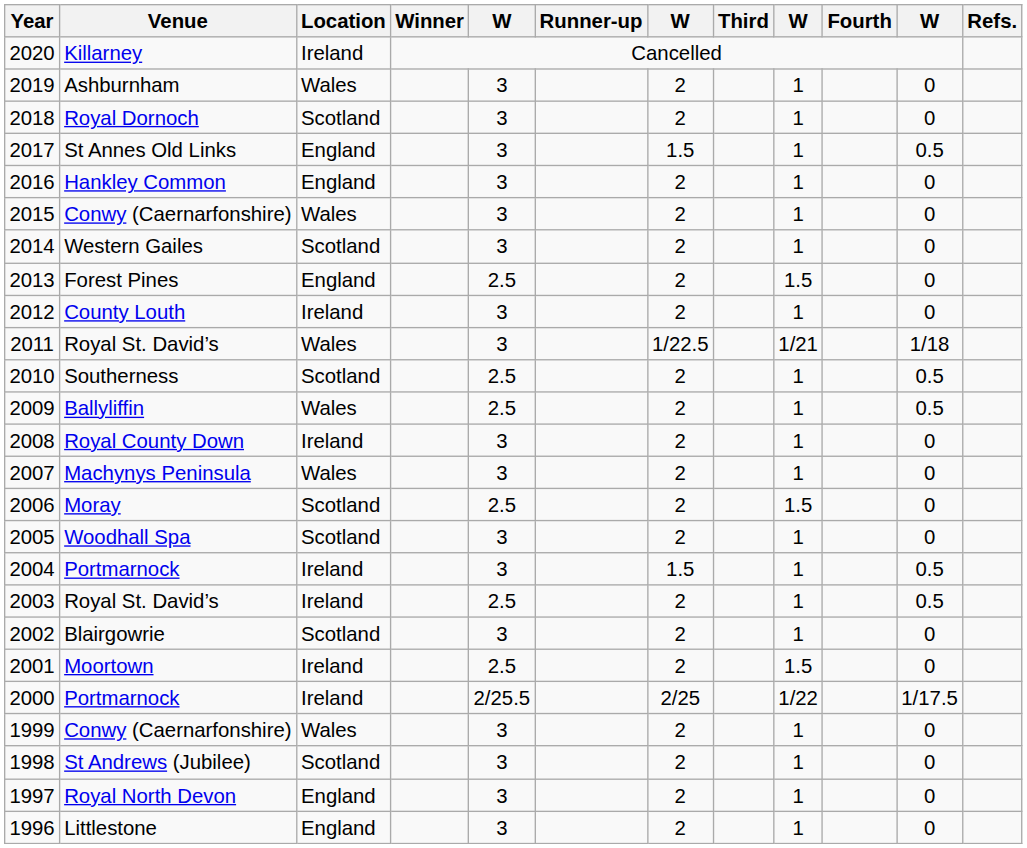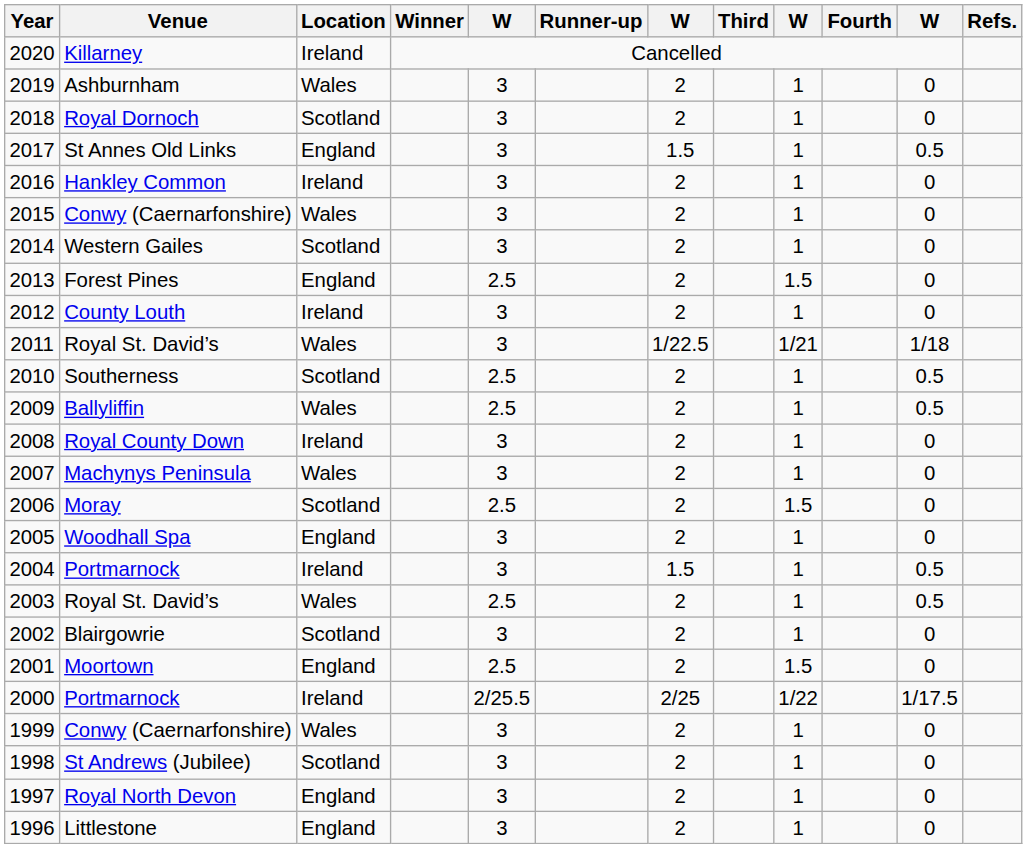(338, 182) England -> (332, 182) Ireland
(341, 537) Scotland -> (338, 537) England
(332, 601) Ireland -> (329, 601) Wales
(332, 666) Ireland -> (338, 666) England
